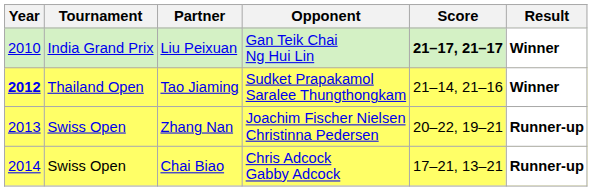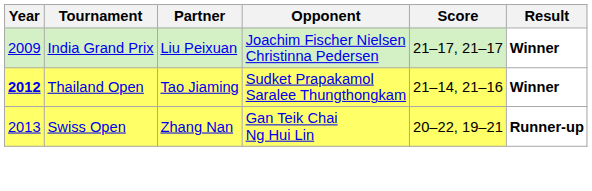(24, 48) 2010 -> (24, 48) 2009
(292, 48) Gan Teik Chai Ng Hui Lin -> (326, 48) Joachim Fischer Nielsen Christinna Pedersen
(458, 48) bold -> (458, 48) normal
(326, 127) Joachim Fischer Nielsen Christinna Pedersen -> (292, 127) Gan Teik Chai Ng Hui Lin
- row: (192, 166)
